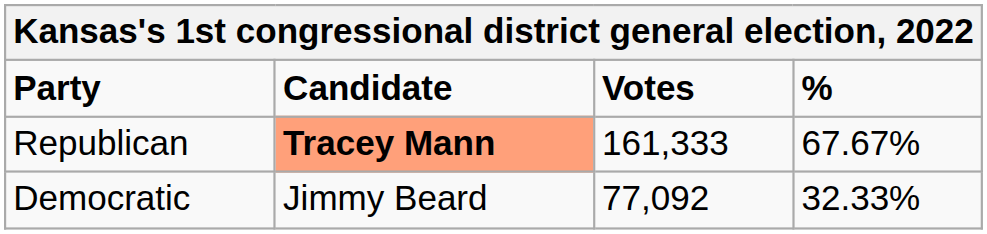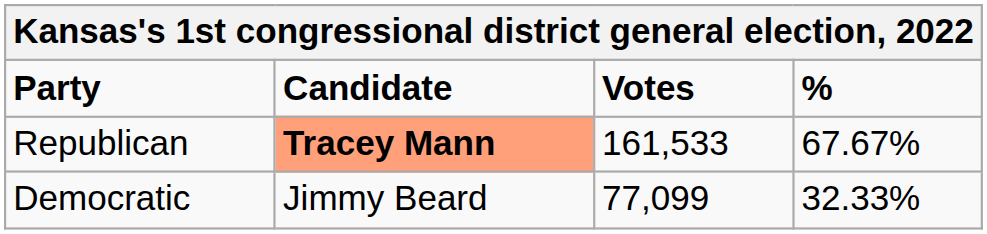(665, 143) 161,333 -> (665, 143) 161,533
(656, 198) 77,092 -> (656, 198) 77,099
